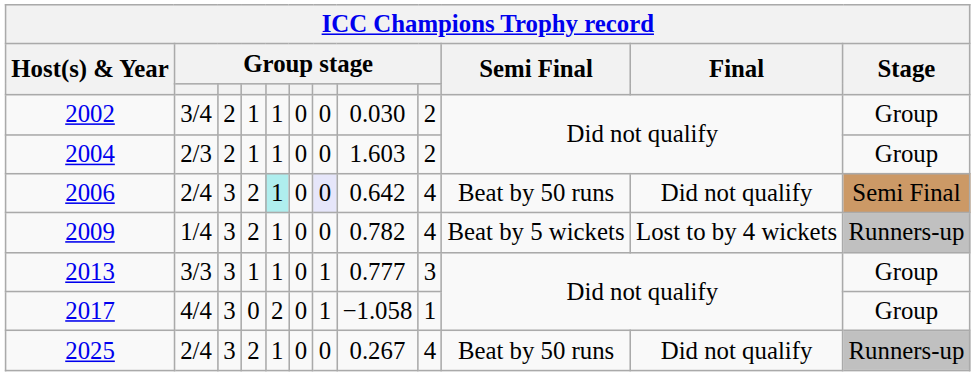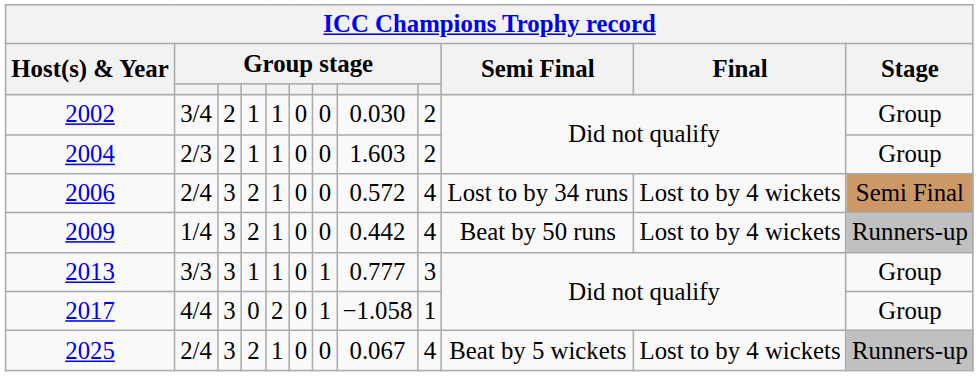(277, 192) paleturquoise background -> (277, 192) no background
(325, 192) lavender background -> (325, 192) no background
(377, 192) 0.642 -> (377, 192) 0.572
(536, 192) Beat by 50 runs -> (538, 192) Lost to by 34 runs
(737, 192) Did not qualify -> (740, 192) Lost to by 4 wickets
(377, 232) 0.782 -> (377, 232) 0.442
(536, 232) Beat by 5 wickets -> (538, 232) Beat by 50 runs
(377, 350) 0.267 -> (377, 350) 0.067
(536, 350) Beat by 50 runs -> (538, 350) Beat by 5 wickets
(737, 350) Did not qualify -> (740, 350) Lost to by 4 wickets
